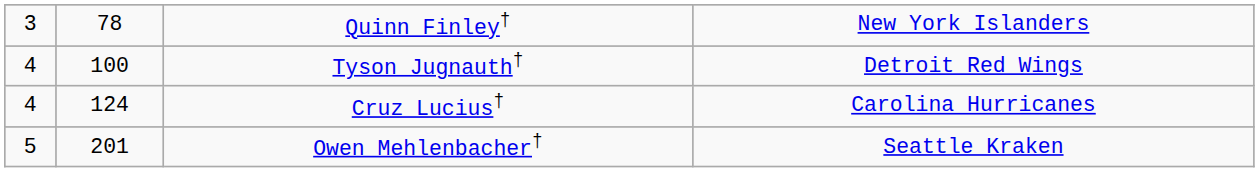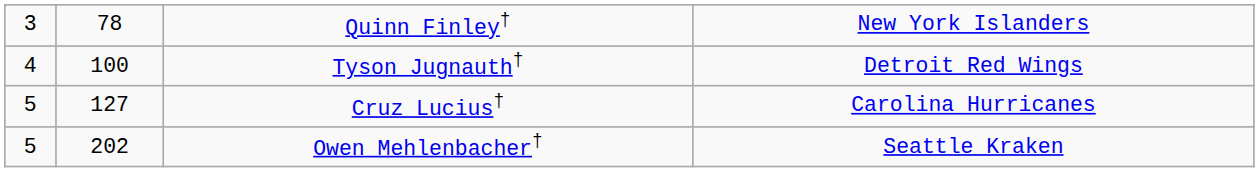(30, 106) 4 -> (30, 106) 5
(110, 106) 124 -> (110, 106) 127
(110, 146) 201 -> (110, 146) 202
